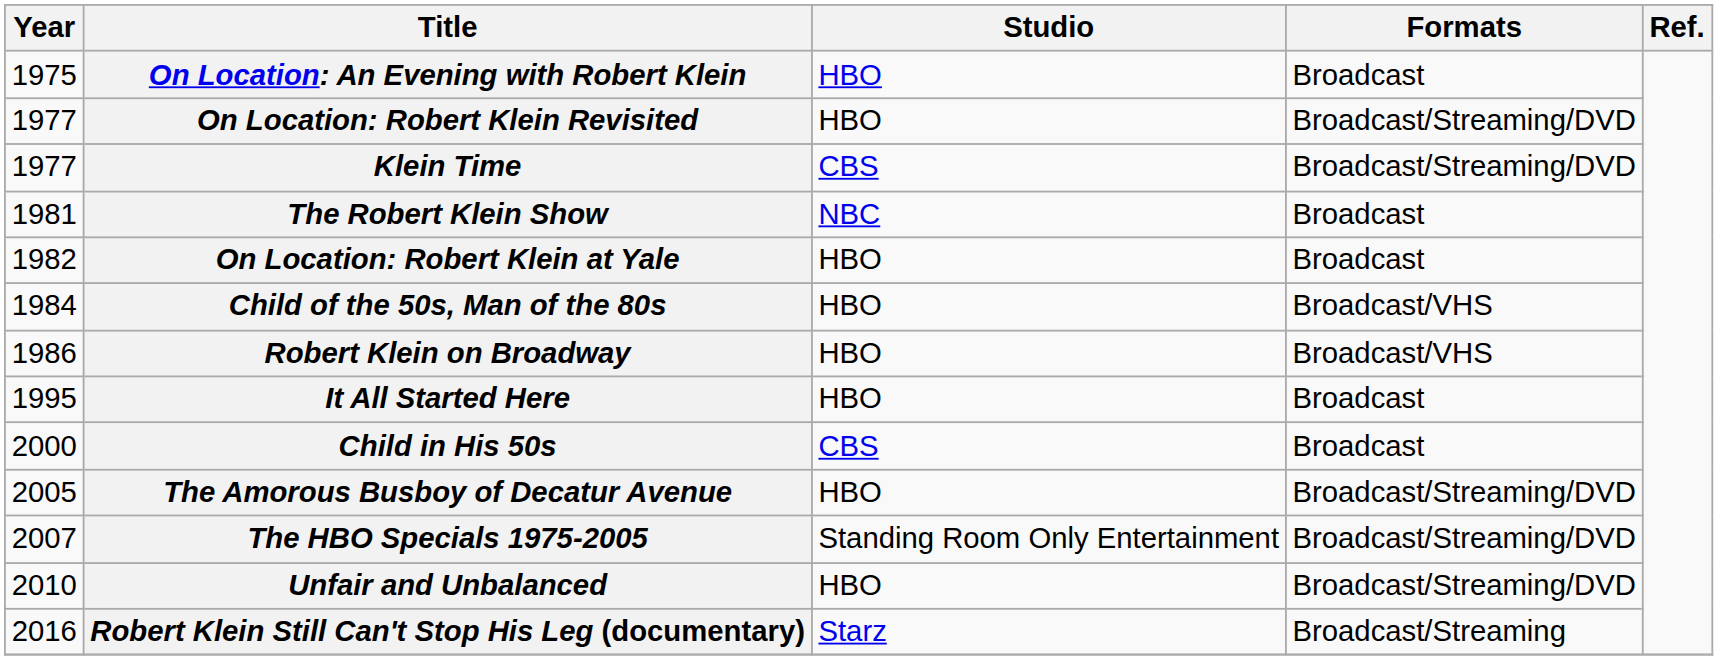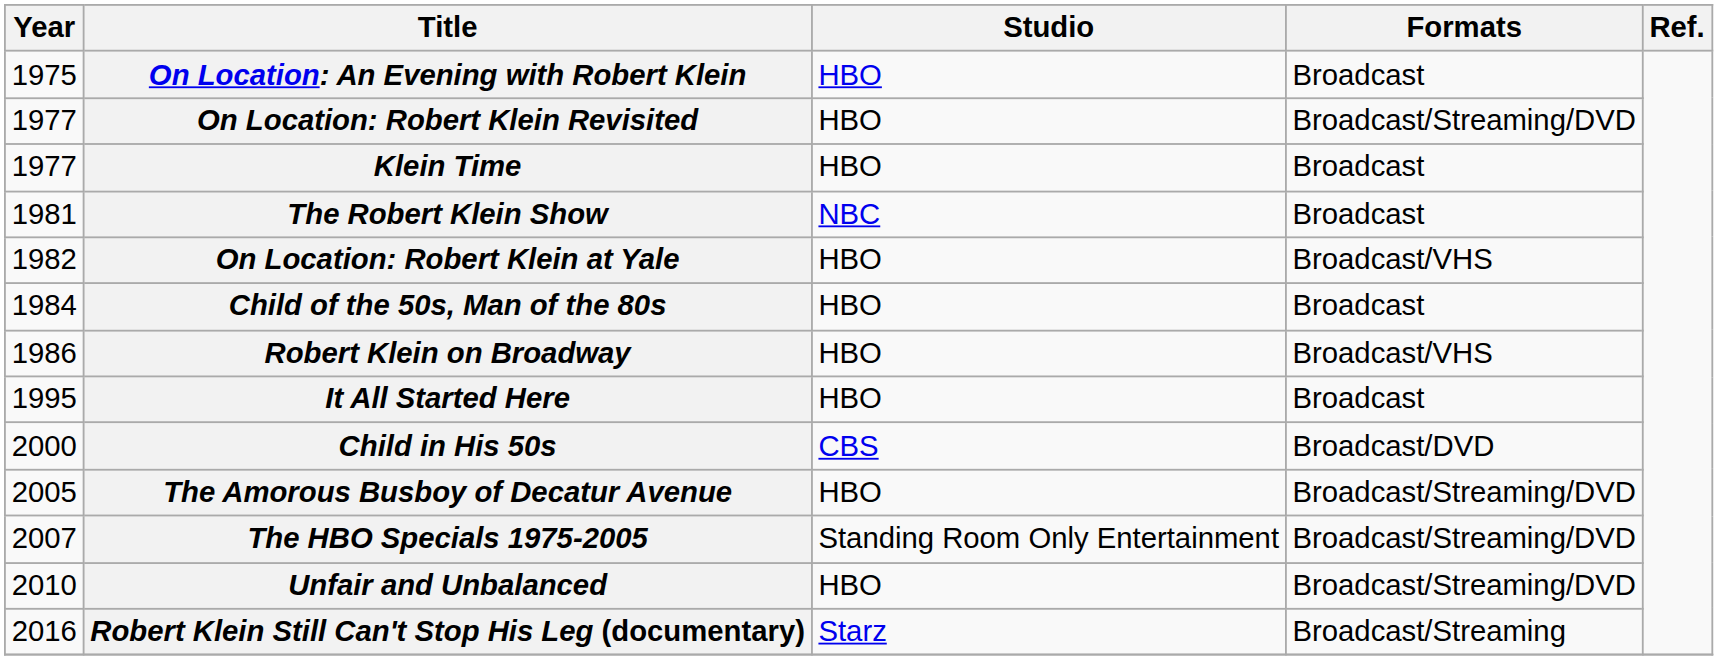(849, 167) CBS -> (850, 167) HBO
(1464, 167) Broadcast/Streaming/DVD -> (1358, 167) Broadcast
(1358, 259) Broadcast -> (1393, 259) Broadcast/VHS
(1393, 306) Broadcast/VHS -> (1358, 306) Broadcast
(1358, 445) Broadcast -> (1393, 445) Broadcast/DVD
